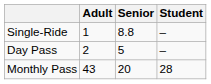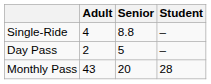(86, 32) 1 -> (86, 32) 4
